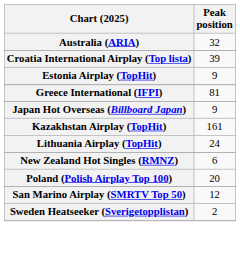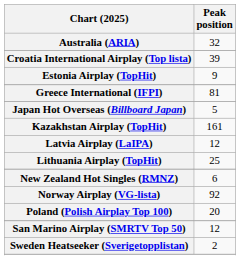(215, 110) 9 -> (215, 110) 5
+ row: (99, 144)
(215, 144) 24 -> (215, 161) 25
+ row: (99, 195)
